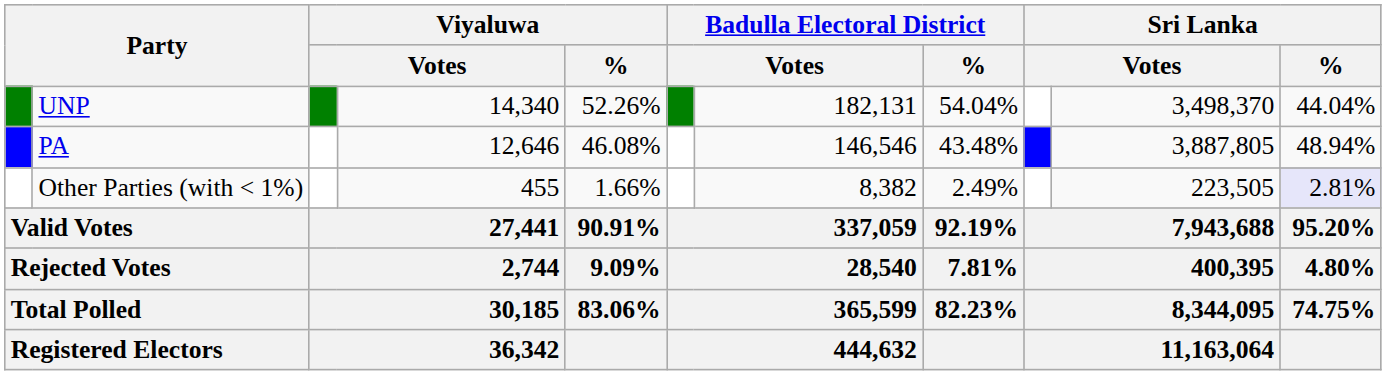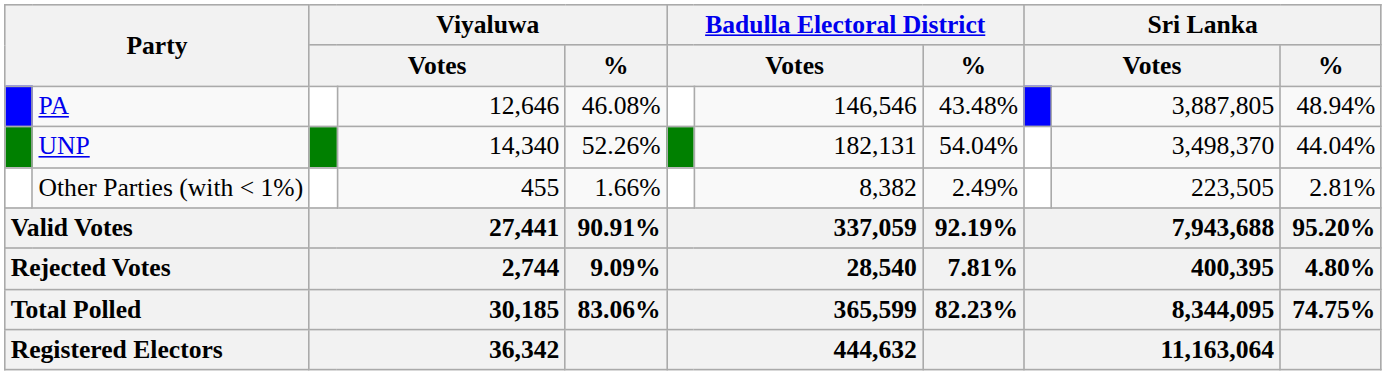rows swapped: (64, 106) <-> (54, 146)
(1342, 187) lavender background -> (1342, 187) no background
